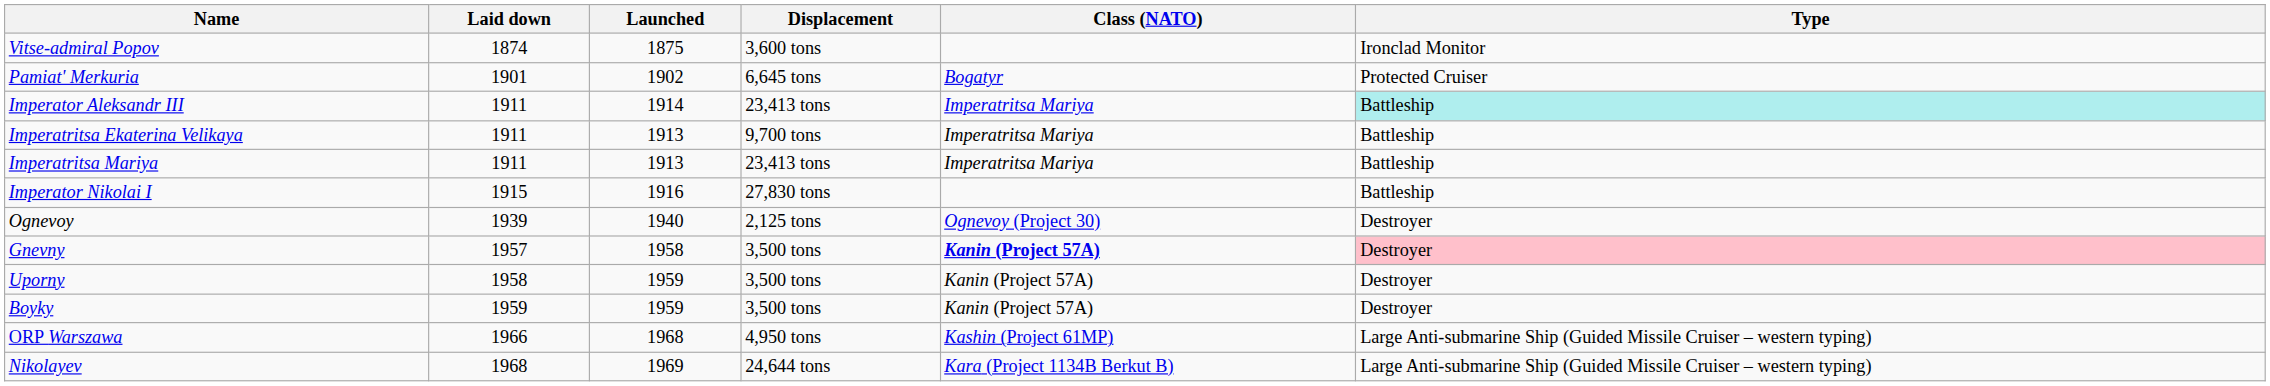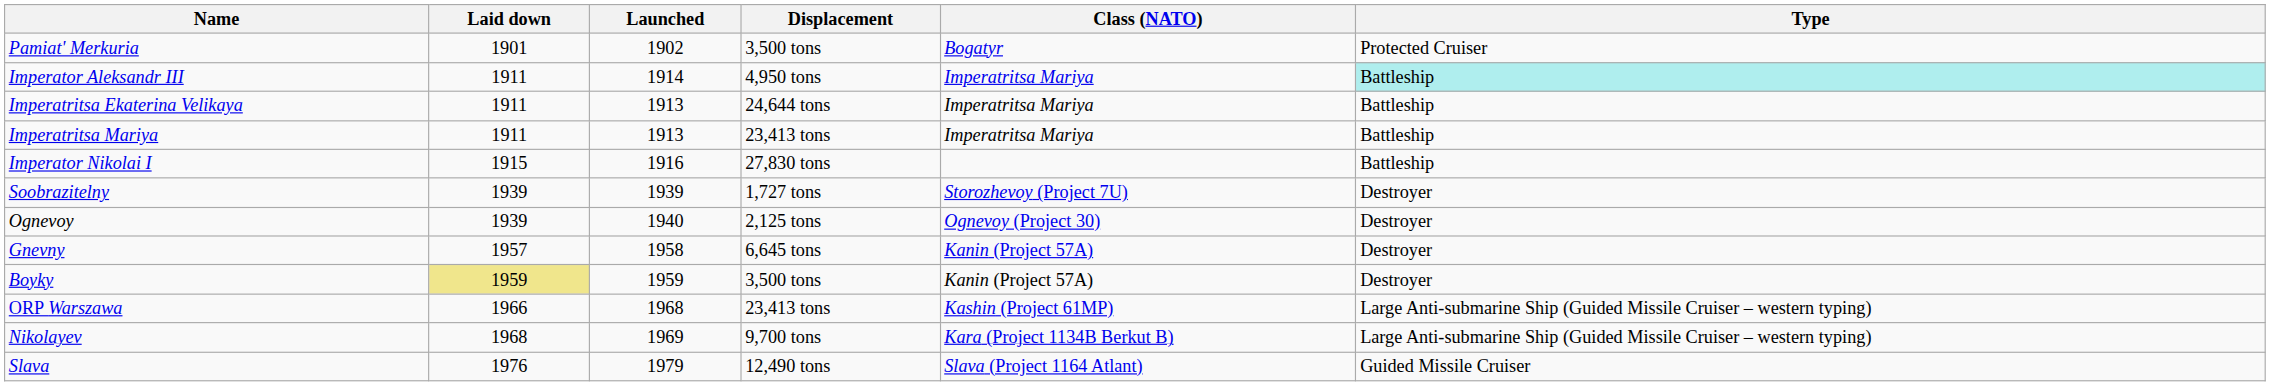- row: (84, 47)
(783, 76) 6,645 tons -> (783, 47) 3,500 tons
(788, 105) 23,413 tons -> (783, 76) 4,950 tons
(783, 134) 9,700 tons -> (788, 105) 24,644 tons
+ row: (59, 192)
(783, 250) 3,500 tons -> (783, 250) 6,645 tons
(1022, 250) bold -> (1019, 250) normal
(1396, 250) pink background -> (1396, 250) no background
- row: (37, 279)
(509, 308) no background -> (509, 279) khaki background
(783, 337) 4,950 tons -> (788, 308) 23,413 tons
(788, 366) 24,644 tons -> (783, 337) 9,700 tons
+ row: (29, 366)
